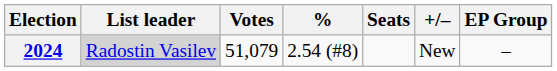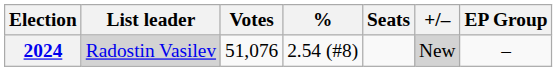(252, 50) 51,079 -> (252, 50) 51,076
(437, 50) no background -> (437, 50) lightgrey background
